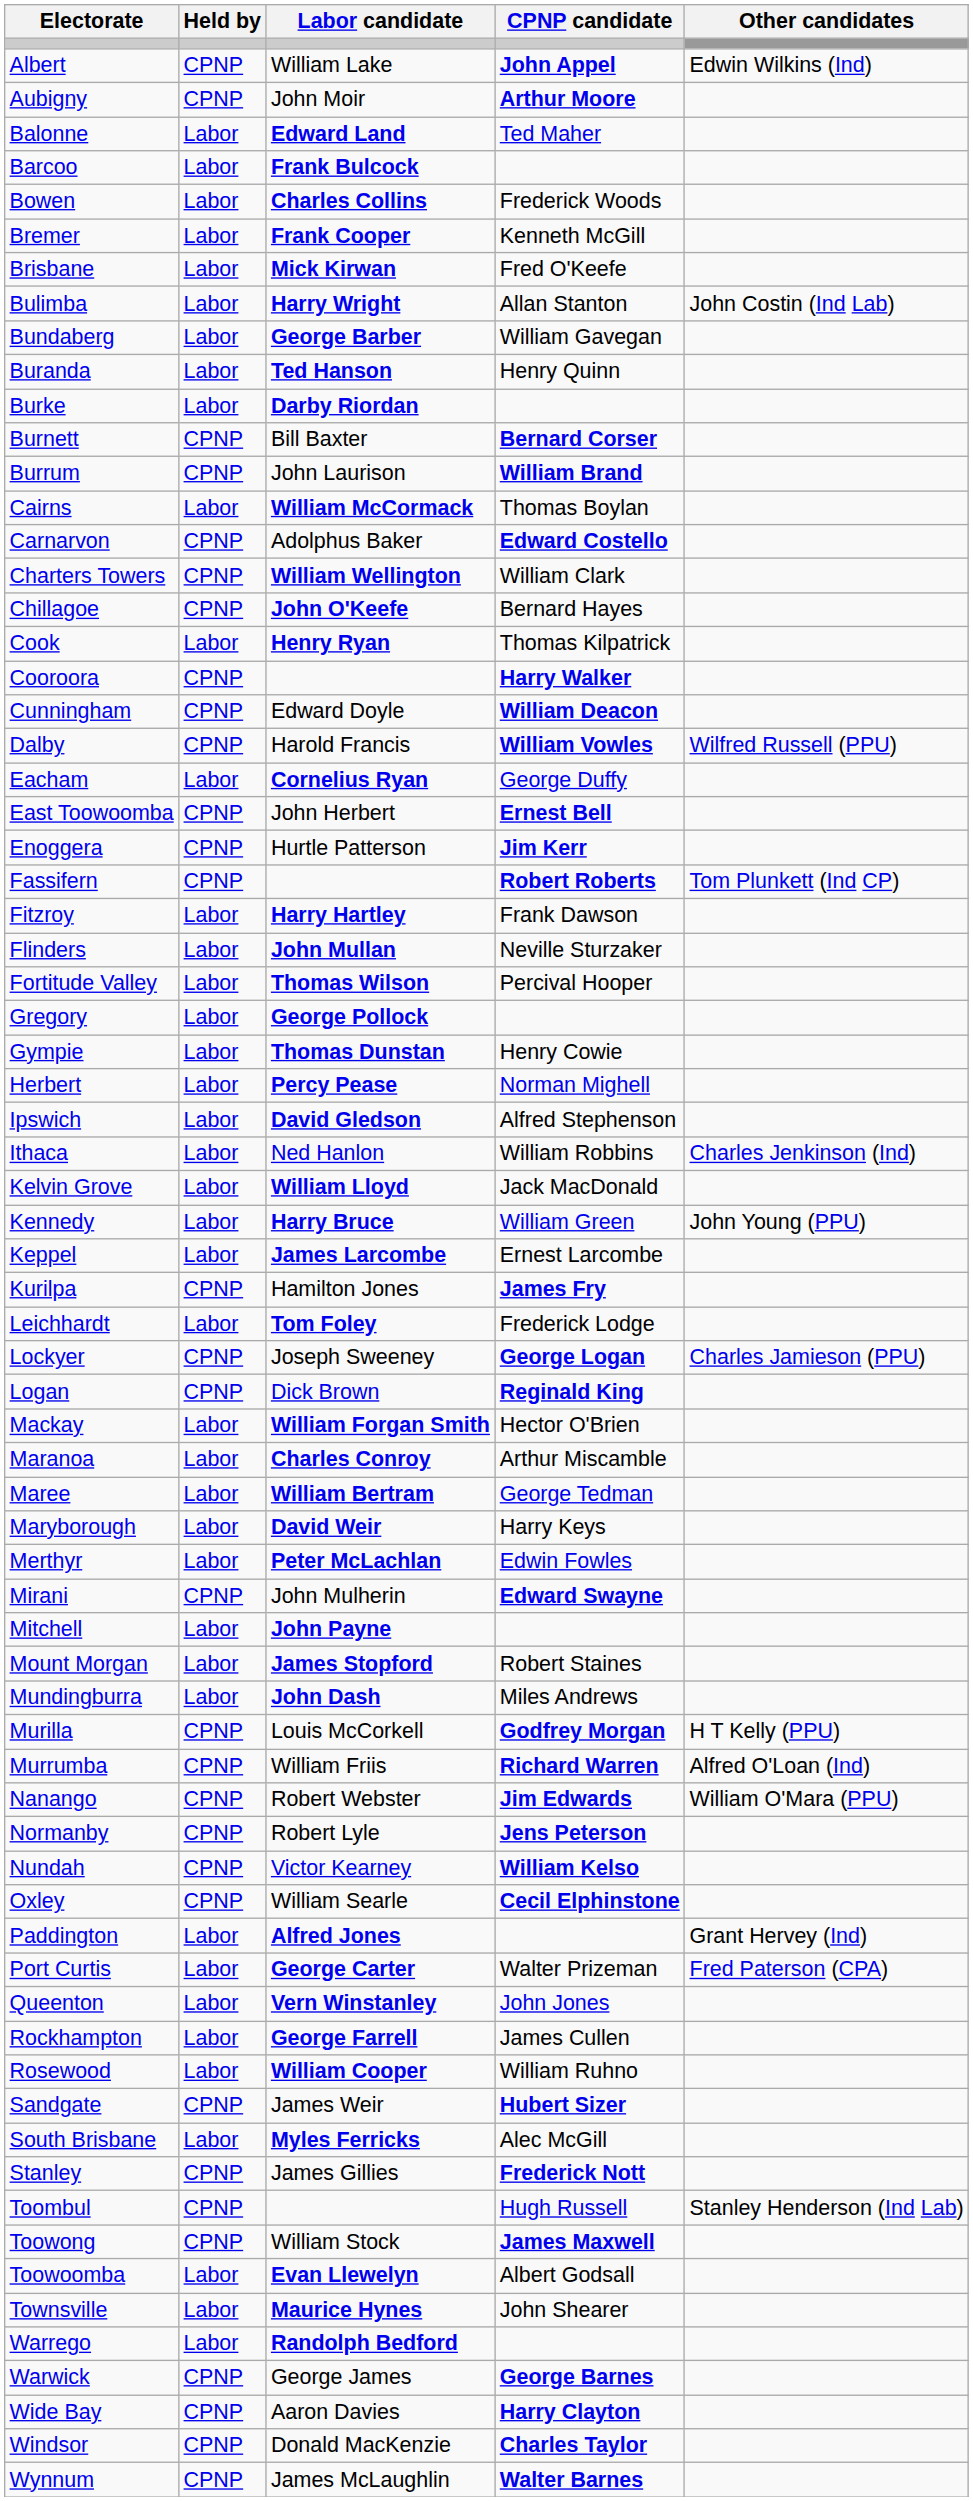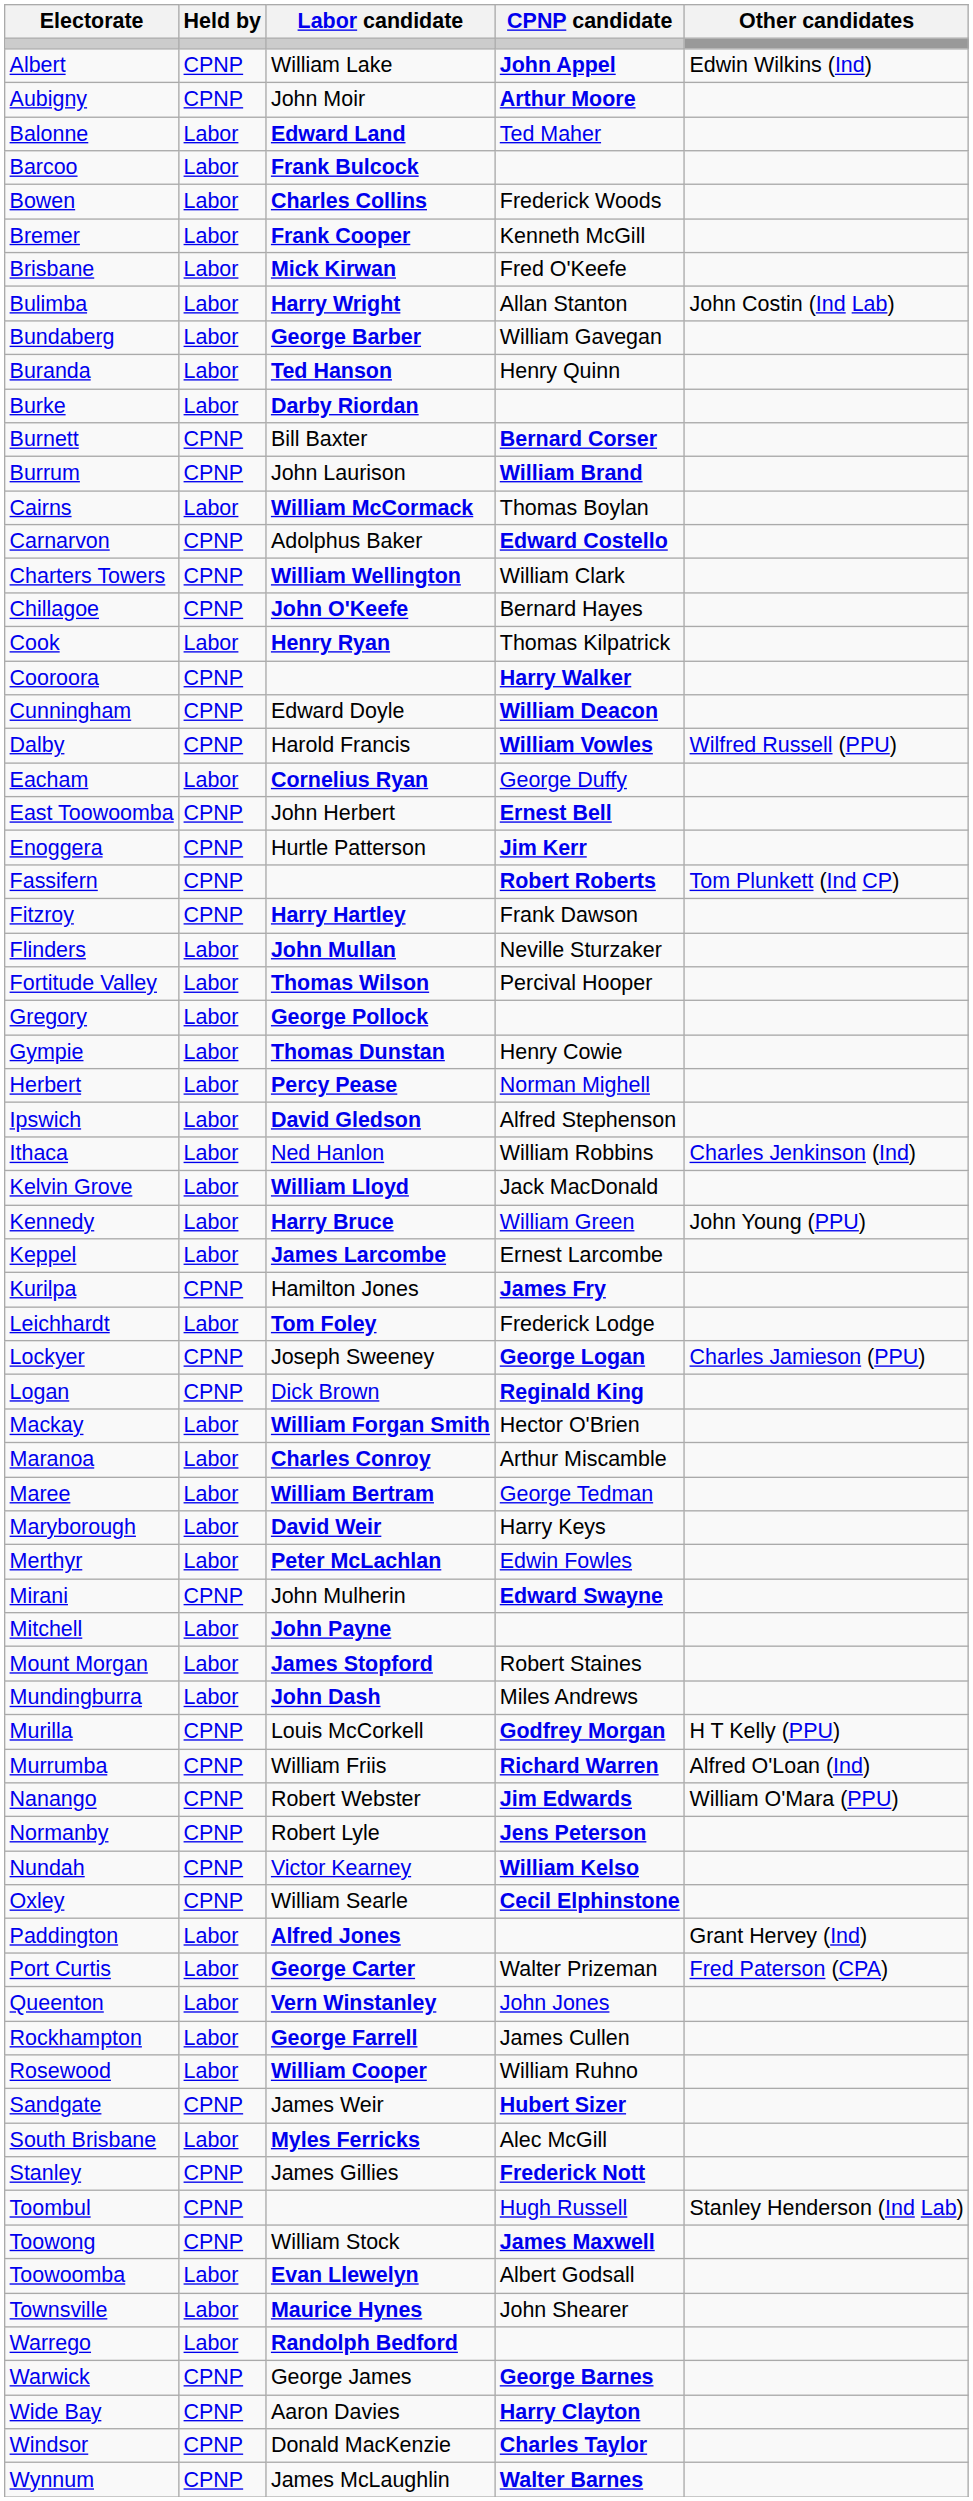(211, 915) Labor -> (213, 915) CPNP
